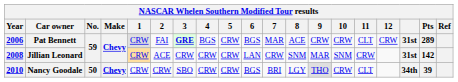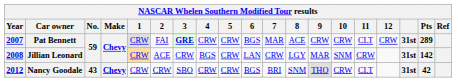(15, 40) 2006 -> (15, 40) 2007
(207, 40) BGS -> (207, 40) CRW
(207, 55) CRW -> (207, 55) BGS
(297, 55) SNM -> (297, 55) LGY
(15, 69) 2010 -> (15, 69) 2012
(93, 69) 50 -> (93, 69) 43
(297, 69) LGY -> (297, 69) SNM
(410, 69) 34th -> (409, 69) 31st
(428, 69) 39 -> (426, 69) 42
